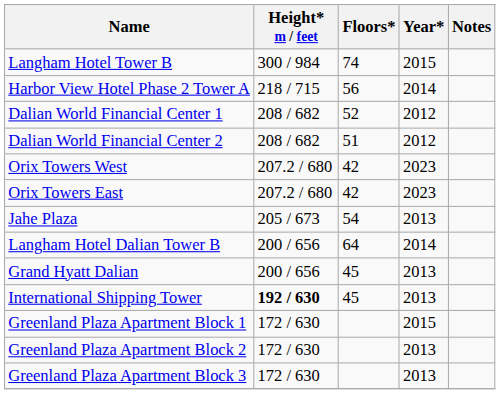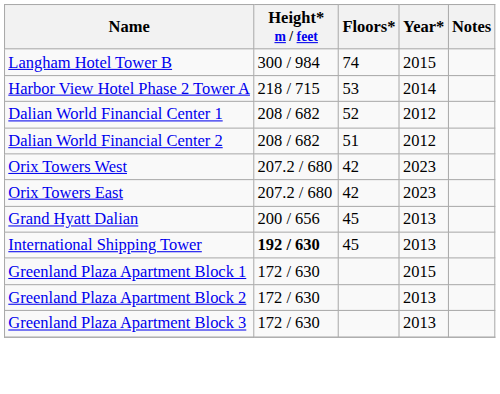(351, 88) 56 -> (351, 88) 53
- row: (43, 219)
- row: (114, 245)
